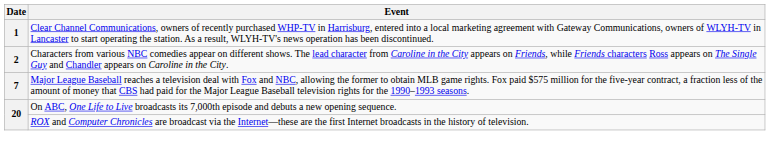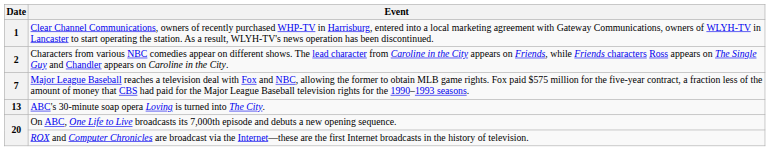+ row: (148, 107)
